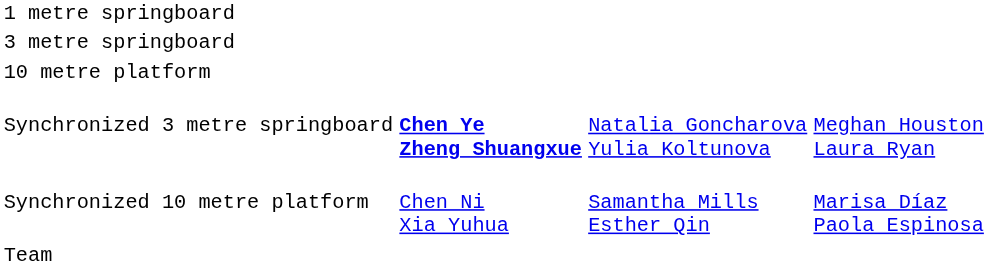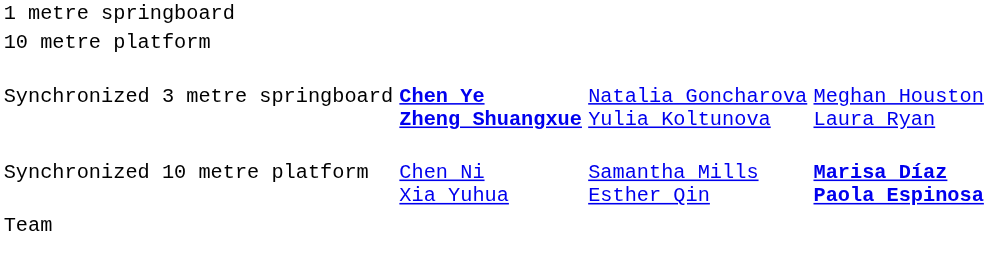- row: (119, 43)
(899, 214) normal -> (899, 184) bold
